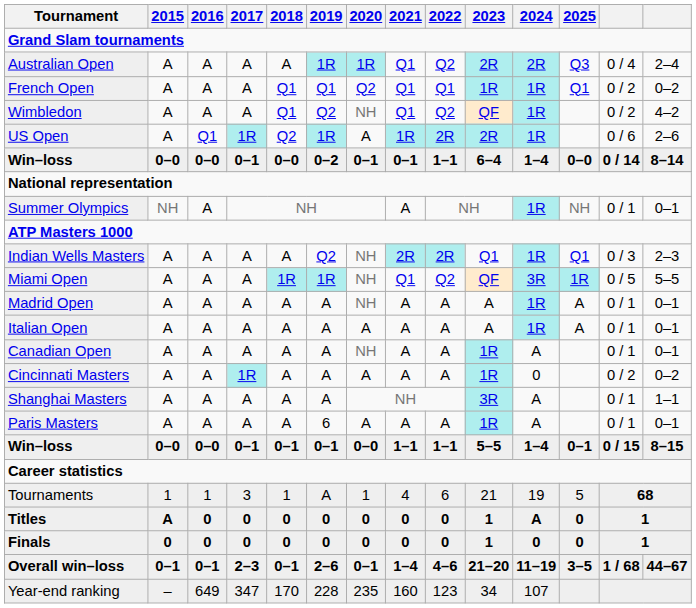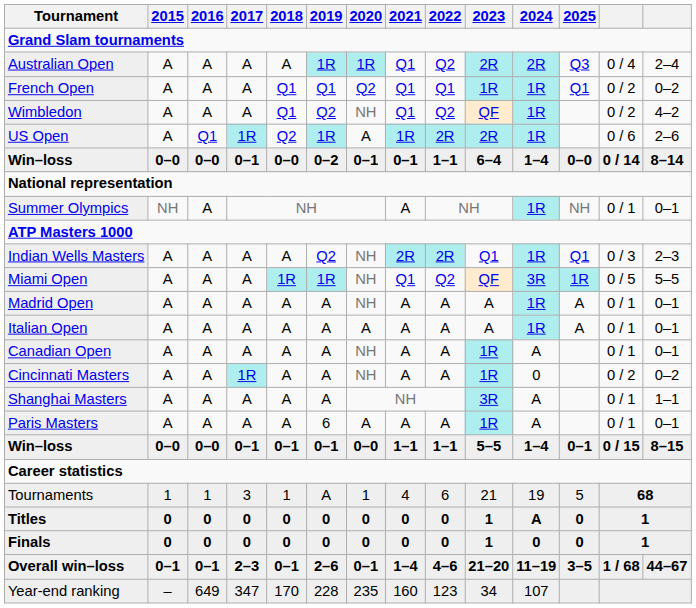(366, 374) A -> (366, 374) NH
(168, 518) A -> (168, 518) 0
